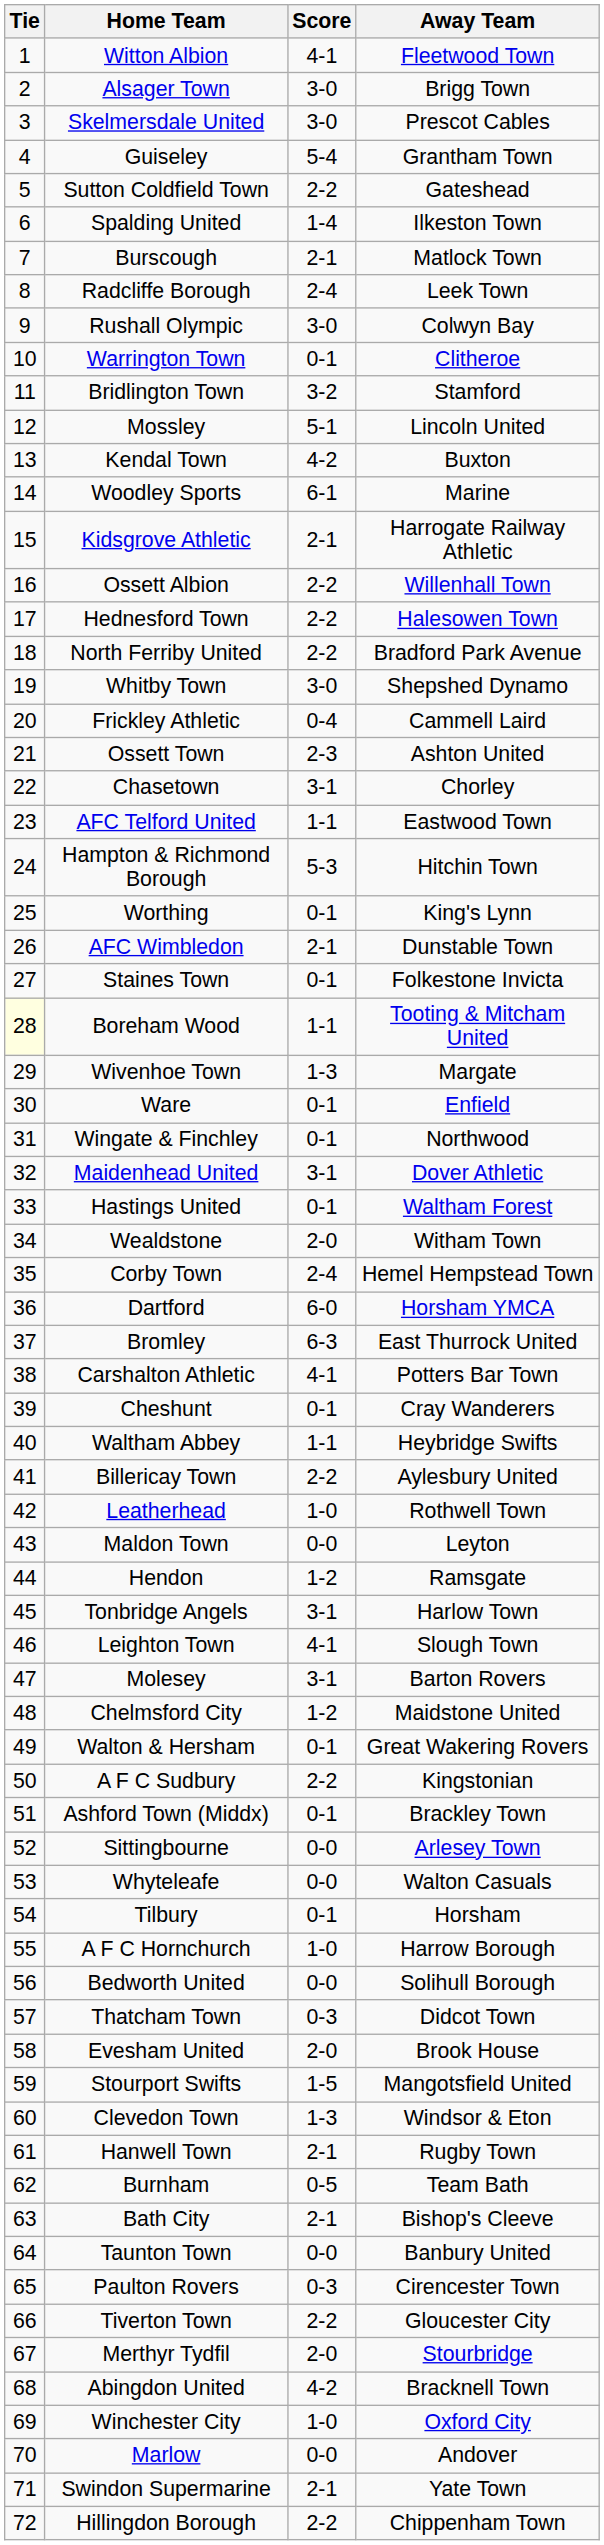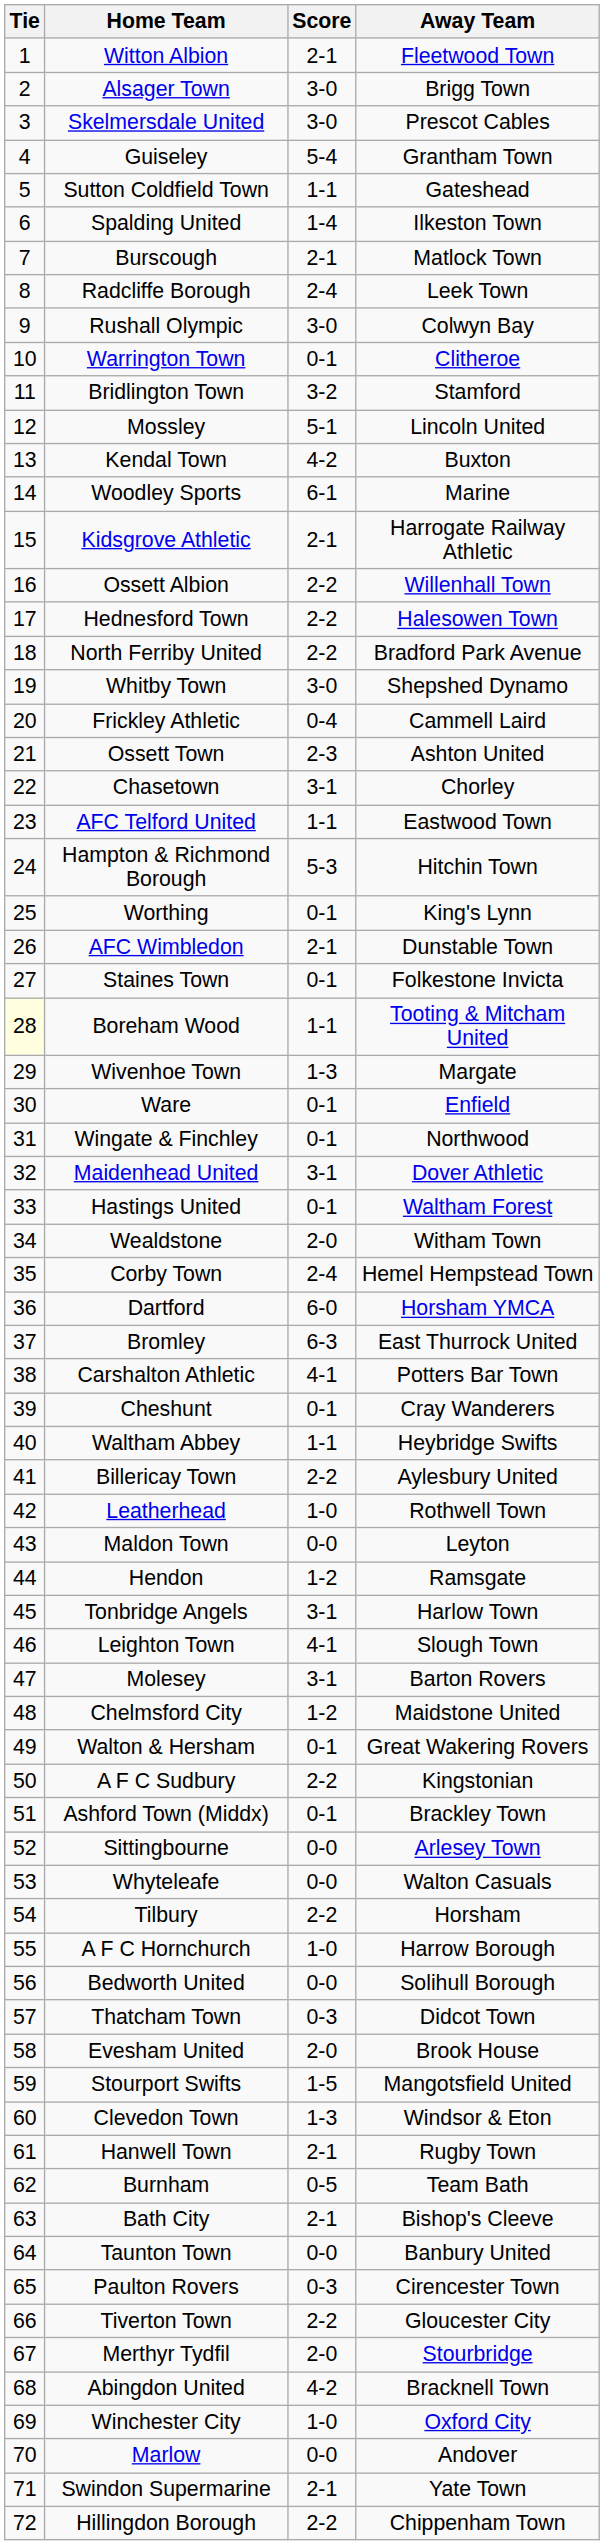(322, 55) 4-1 -> (322, 55) 2-1
(322, 190) 2-2 -> (322, 190) 1-1
(322, 1915) 0-1 -> (322, 1915) 2-2
